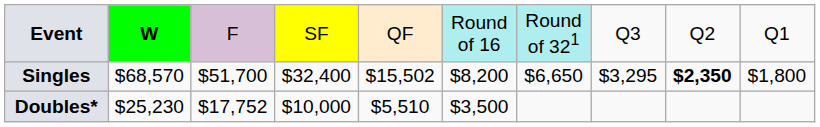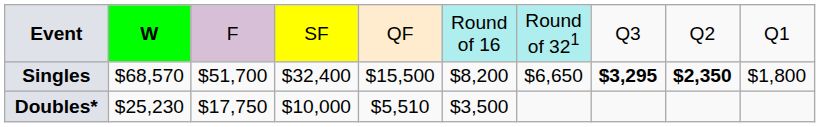(400, 77) $15,502 -> (400, 77) $15,500
(628, 77) normal -> (628, 77) bold
(233, 107) $17,752 -> (233, 107) $17,750
